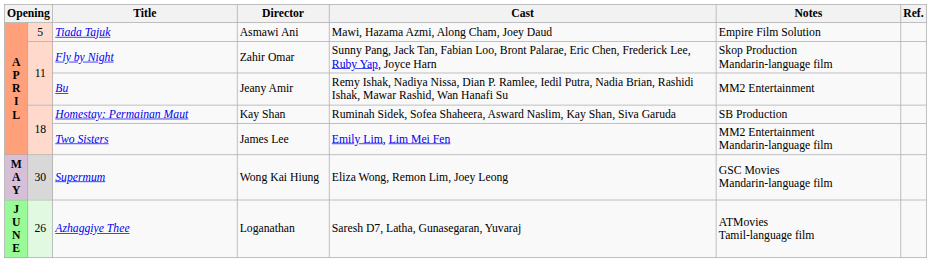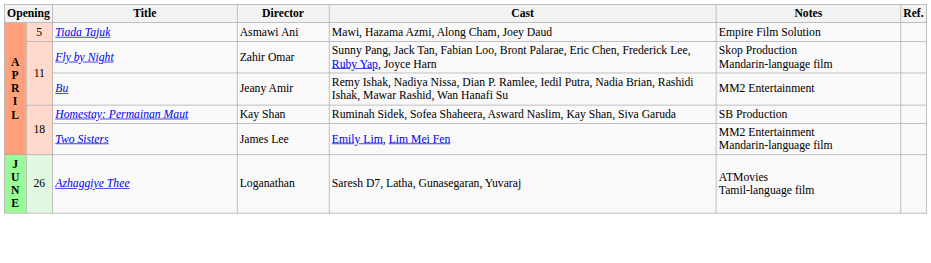- row: (80, 177)
